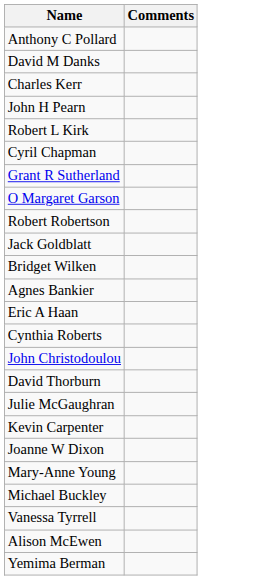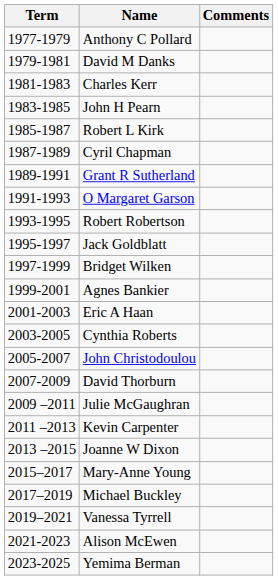+ column: (42, 15)
